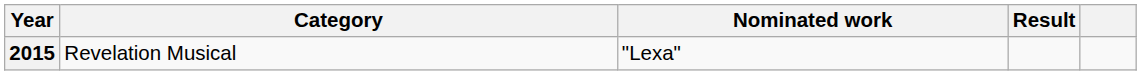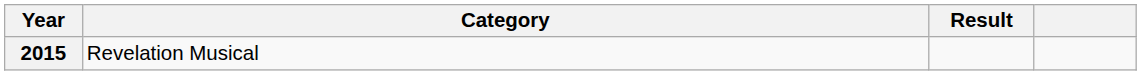- column: (813, 20)
